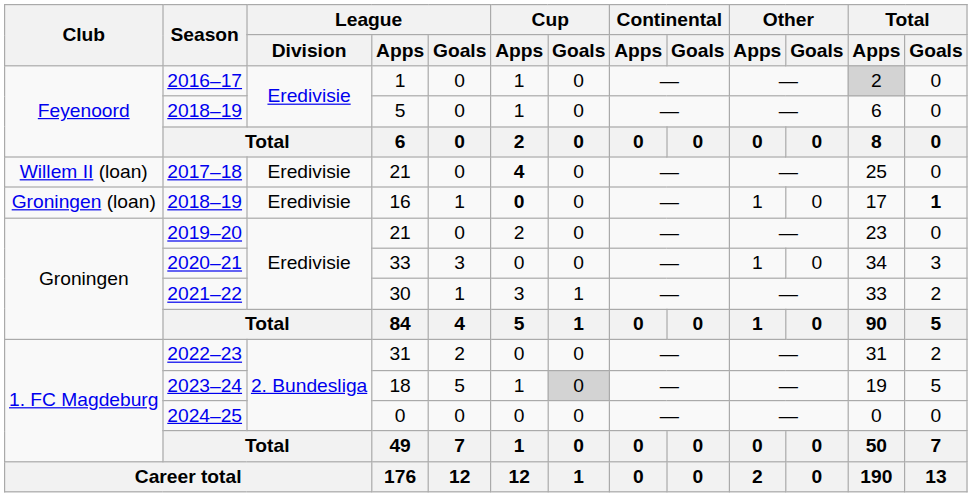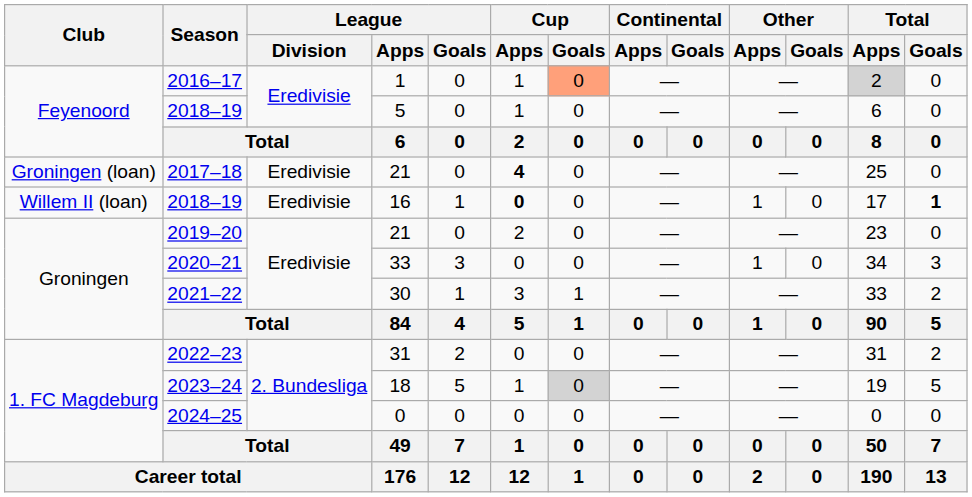(579, 80) no background -> (579, 80) lightsalmon background
(84, 171) Willem II (loan) -> (84, 171) Groningen (loan)
(84, 202) Groningen (loan) -> (84, 202) Willem II (loan)
